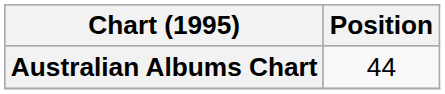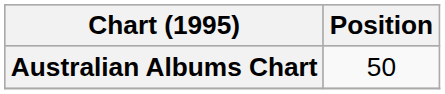(381, 66) 44 -> (381, 66) 50
